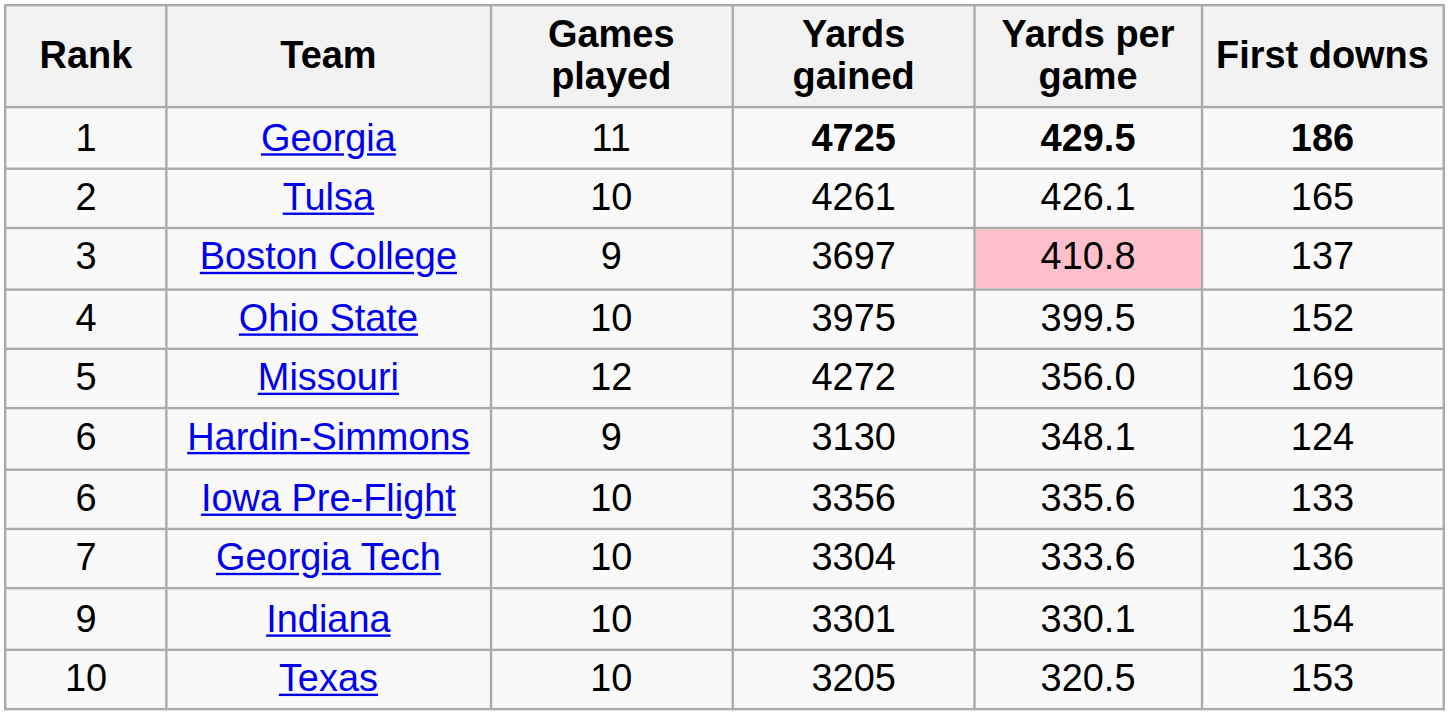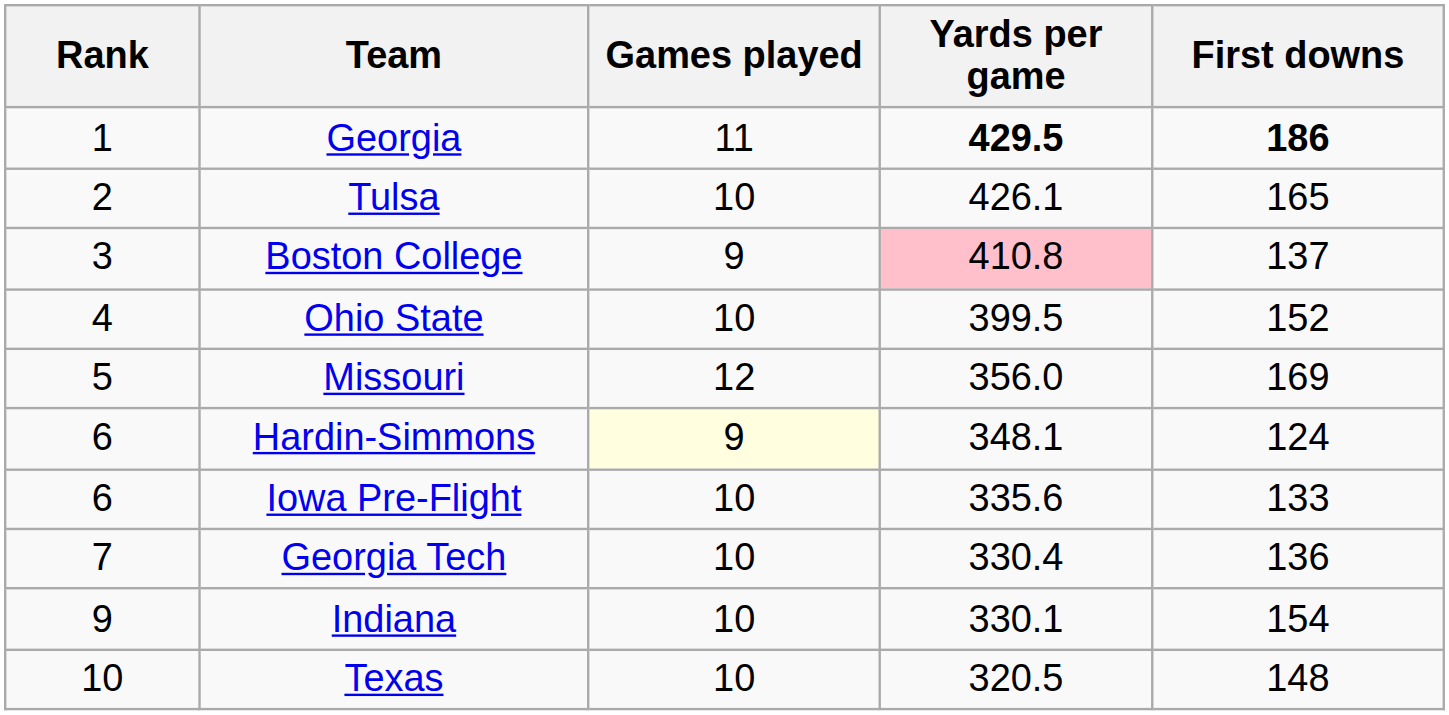- column: (854, 55)
(611, 438) no background -> (734, 438) lightyellow background
(1088, 558) 333.6 -> (1016, 558) 330.4
(1322, 678) 153 -> (1298, 678) 148
